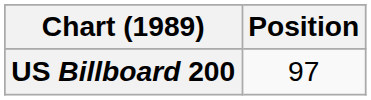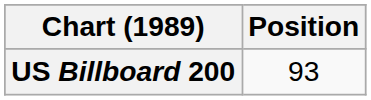(304, 71) 97 -> (304, 71) 93
